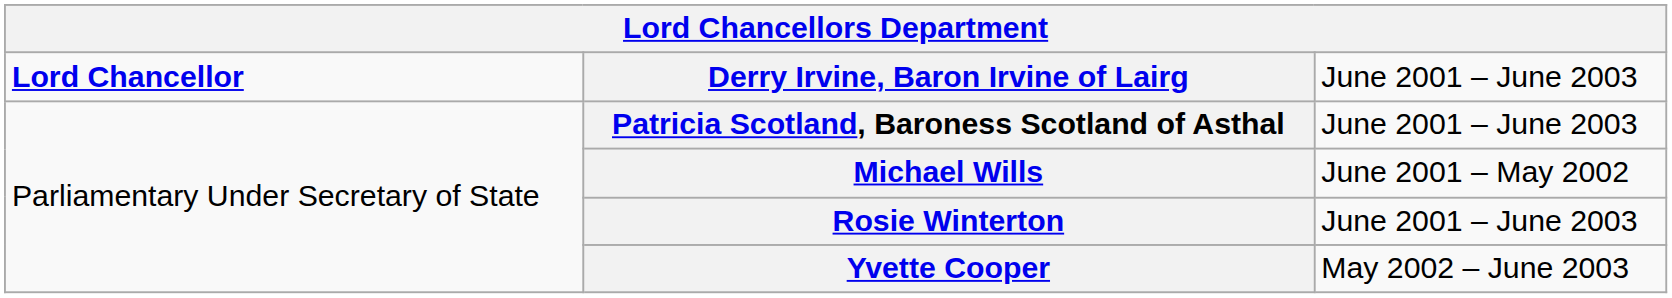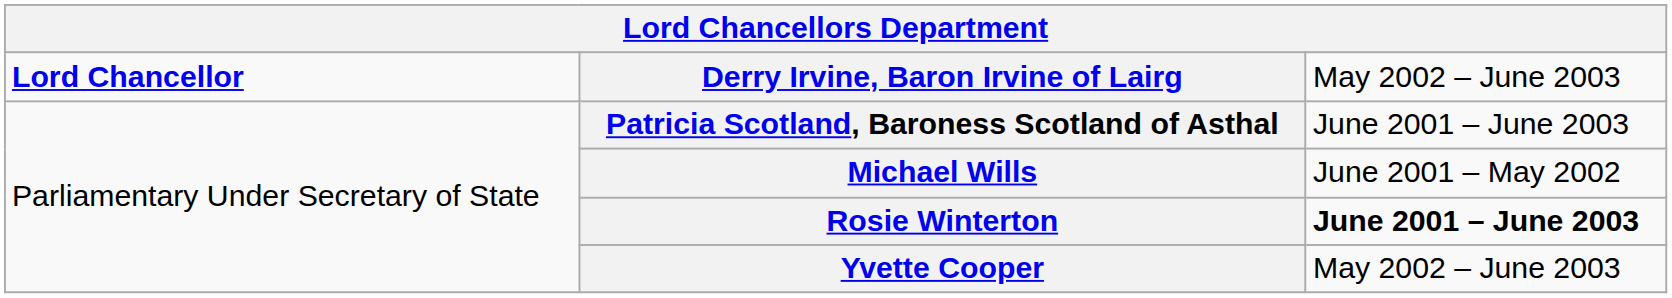(1479, 76) June 2001 – June 2003 -> (1467, 76) May 2002 – June 2003
(1479, 220) normal -> (1476, 220) bold
